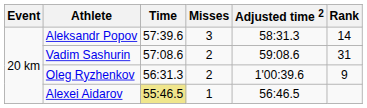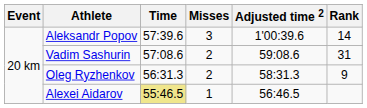(279, 37) 58:31.3 -> (279, 37) 1'00:39.6
(279, 75) 1'00:39.6 -> (279, 75) 58:31.3
